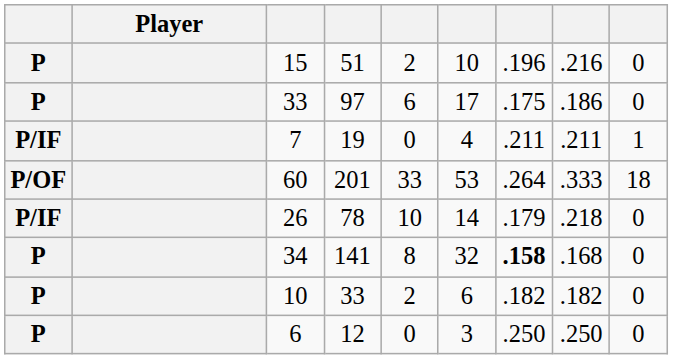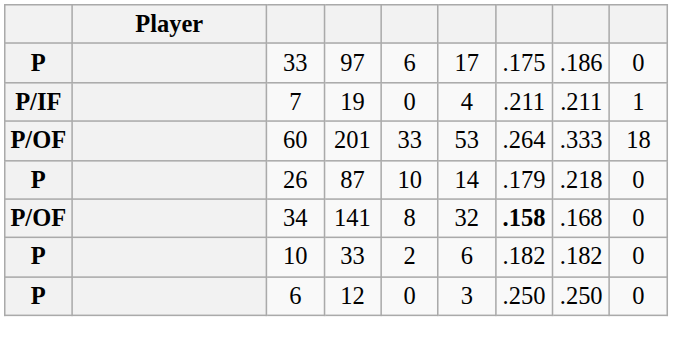- row: (295, 62)
(38, 218) P/IF -> (38, 179) P
(352, 218) 78 -> (352, 179) 87
(38, 256) P -> (38, 218) P/OF
